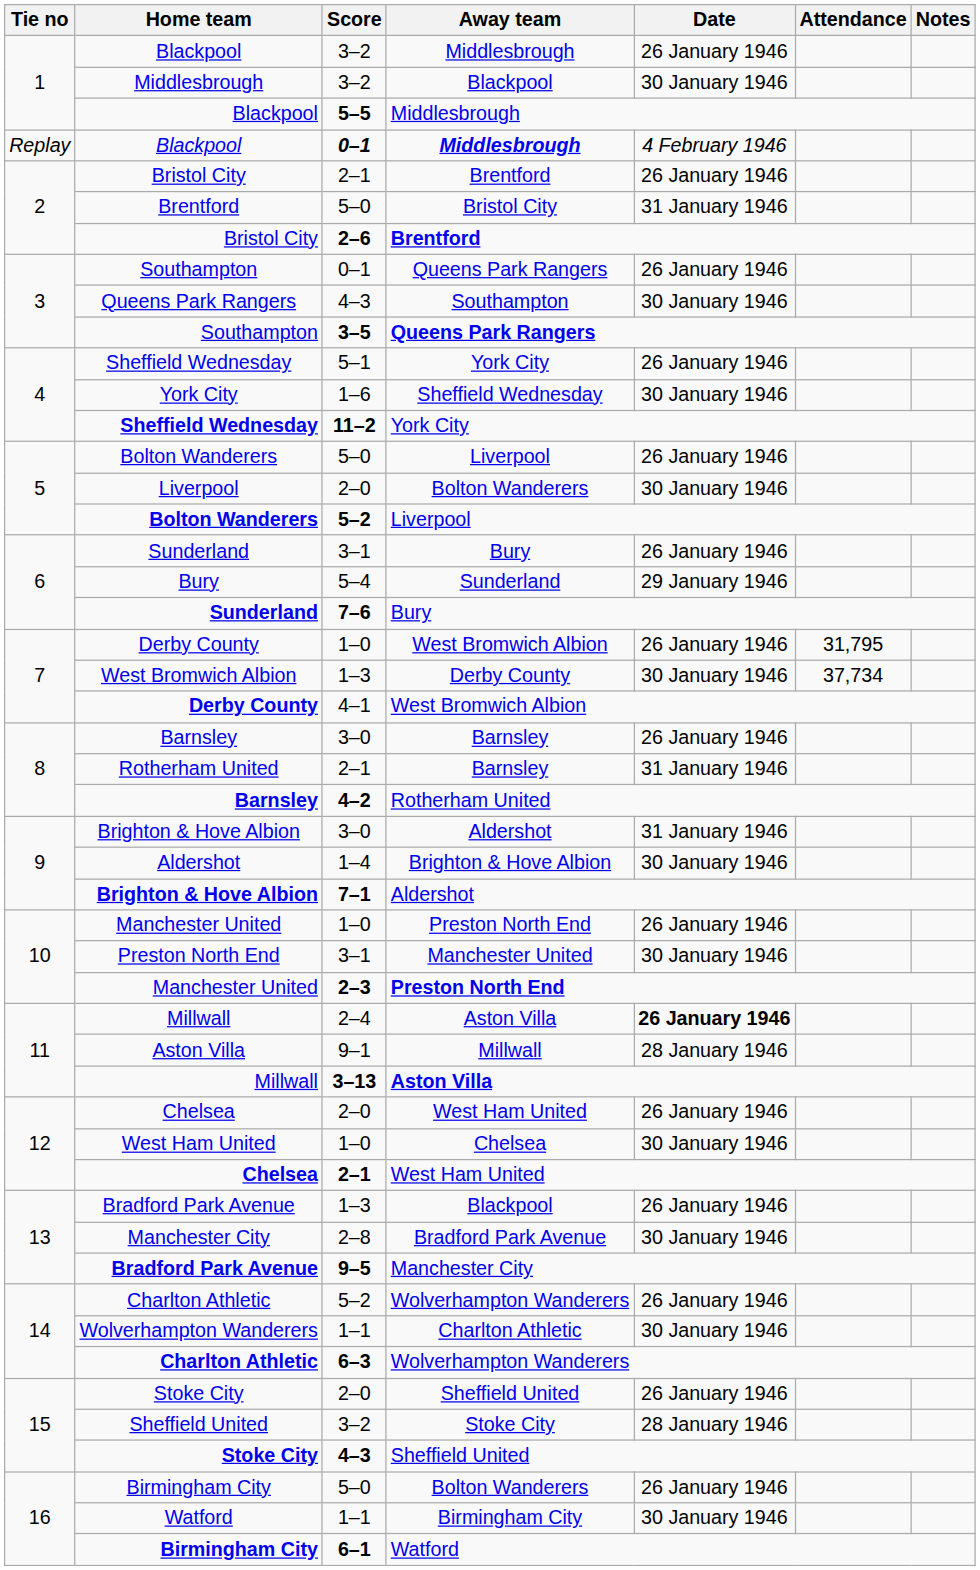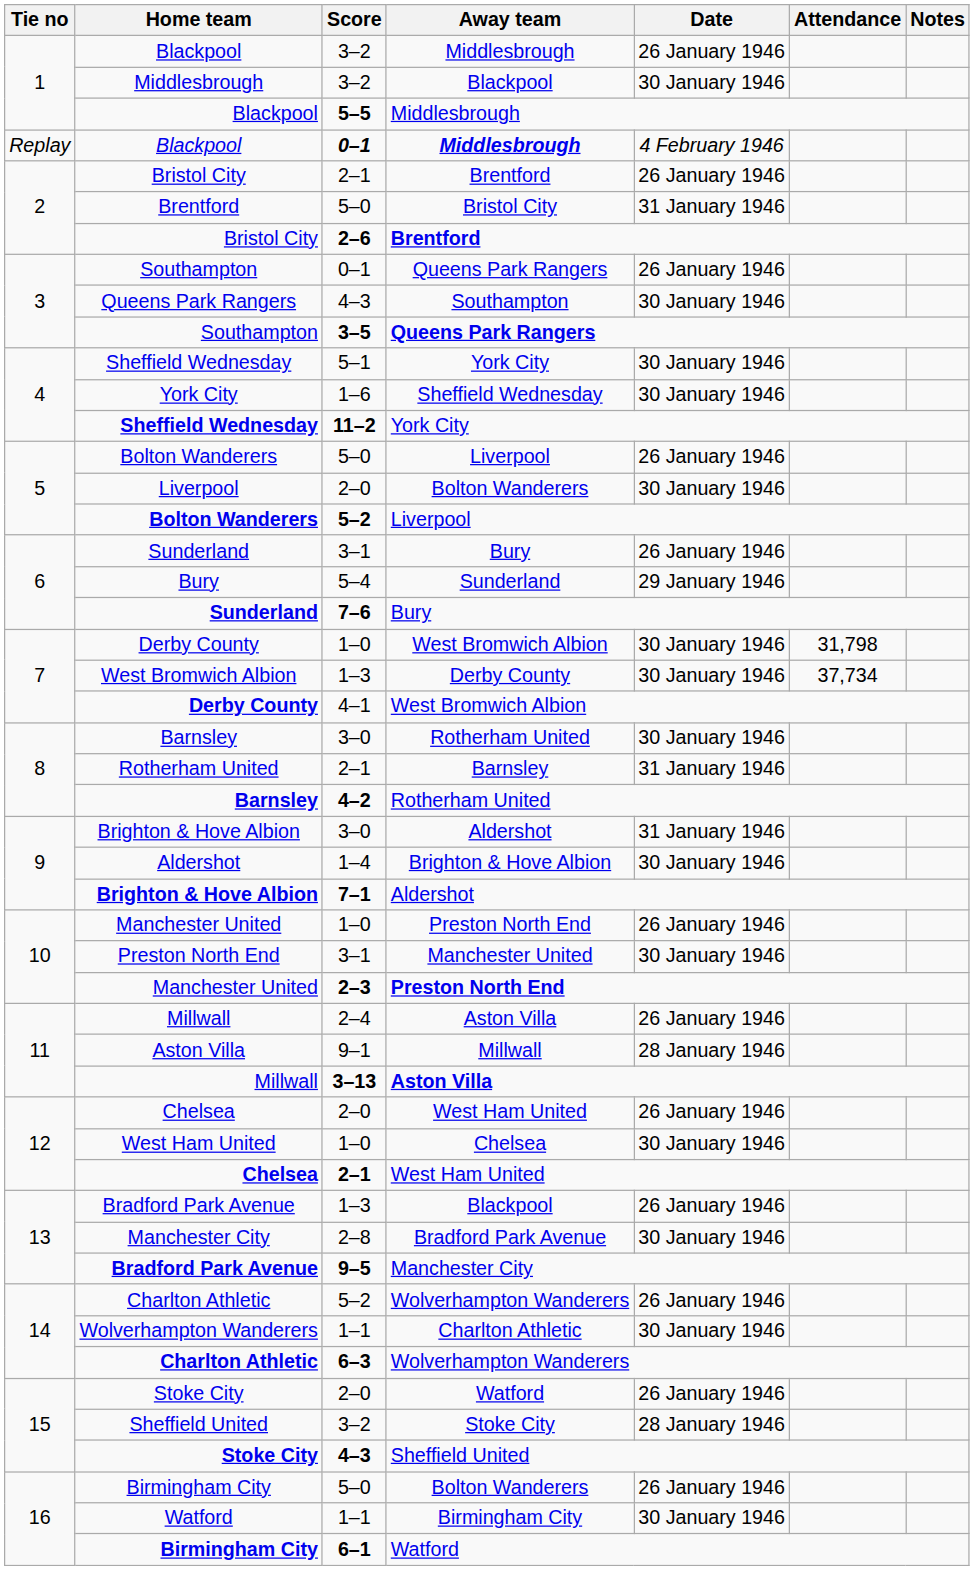(714, 363) 26 January 1946 -> (712, 363) 30 January 1946
(714, 644) 26 January 1946 -> (712, 644) 30 January 1946
(853, 644) 31,795 -> (848, 644) 31,798
(510, 737) Barnsley -> (510, 737) Rotherham United
(714, 737) 26 January 1946 -> (712, 737) 30 January 1946
(714, 1018) bold -> (712, 1018) normal
(510, 1393) Sheffield United -> (510, 1393) Watford
